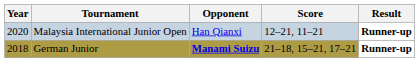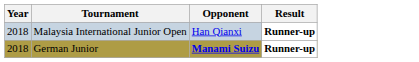- column: (310, 13)
(18, 31) 2020 -> (18, 31) 2018
